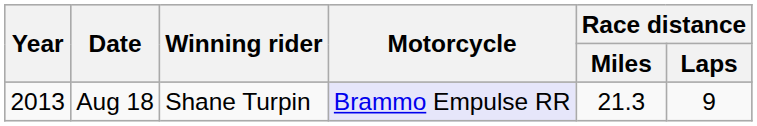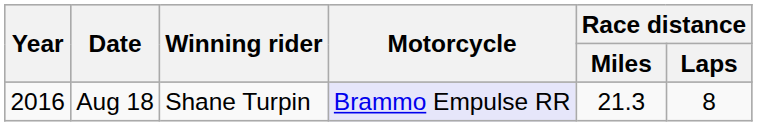(38, 102) 2013 -> (38, 102) 2016
(709, 102) 9 -> (709, 102) 8
